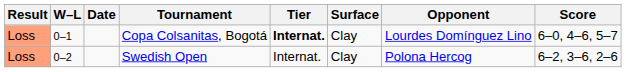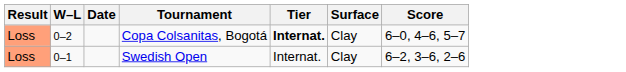- column: (458, 14)
(63, 36) 0–1 -> (63, 36) 0–2
(63, 57) 0–2 -> (63, 57) 0–1
